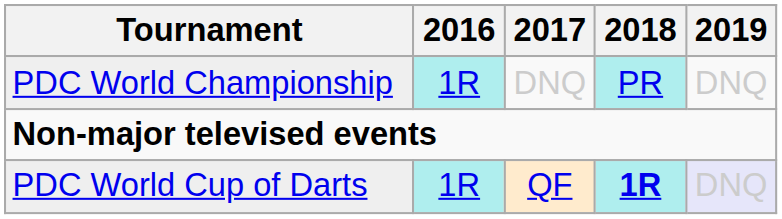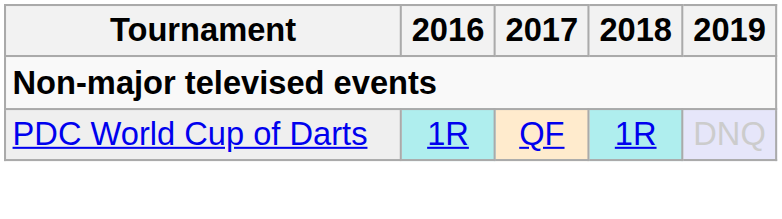- row: (203, 82)
(640, 185) bold -> (636, 133) normal
